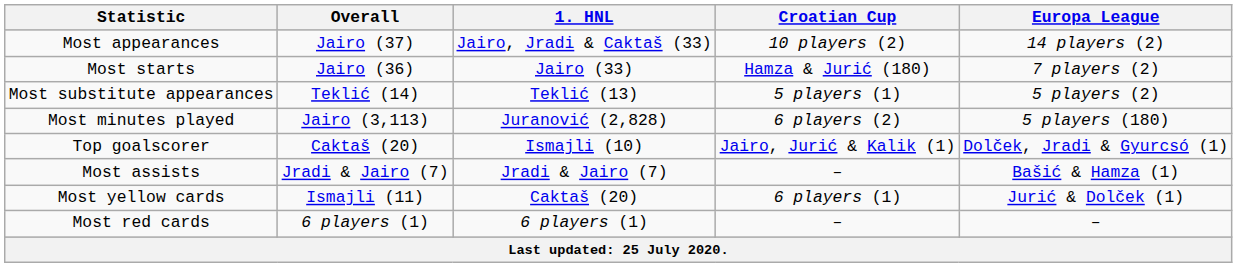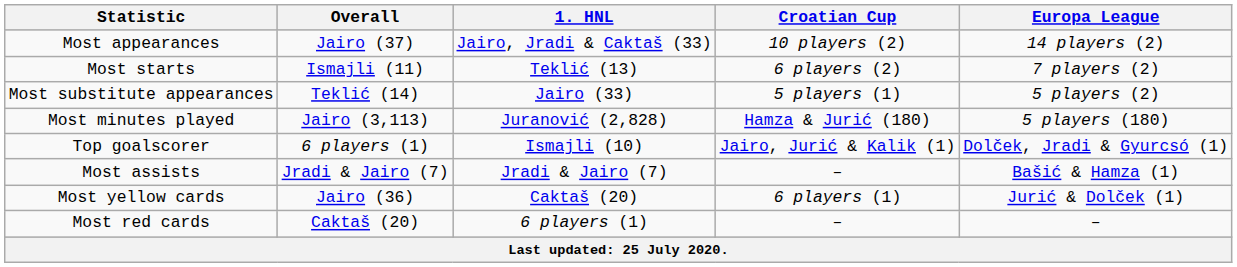(365, 69) Jairo (36) -> (365, 69) Ismajli (11)
(584, 69) Jairo (33) -> (584, 69) Teklić (13)
(837, 69) Hamza & Jurić (180) -> (837, 69) 6 players (2)
(584, 95) Teklić (13) -> (584, 95) Jairo (33)
(837, 121) 6 players (2) -> (837, 121) Hamza & Jurić (180)
(365, 146) Caktaš (20) -> (365, 146) 6 players (1)
(365, 198) Ismajli (11) -> (365, 198) Jairo (36)
(365, 224) 6 players (1) -> (365, 224) Caktaš (20)
